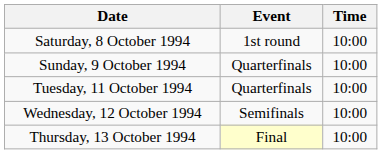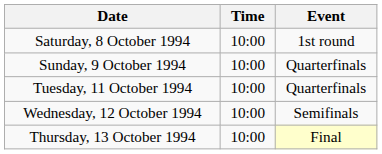columns swapped: (350, 16) <-> (271, 16)
